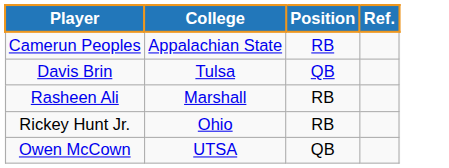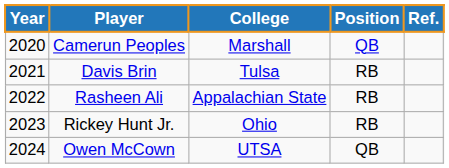+ column: (27, 18)
(215, 45) Appalachian State -> (259, 45) Marshall
(323, 45) RB -> (367, 45) QB
(323, 71) QB -> (367, 71) RB
(215, 98) Marshall -> (259, 98) Appalachian State
